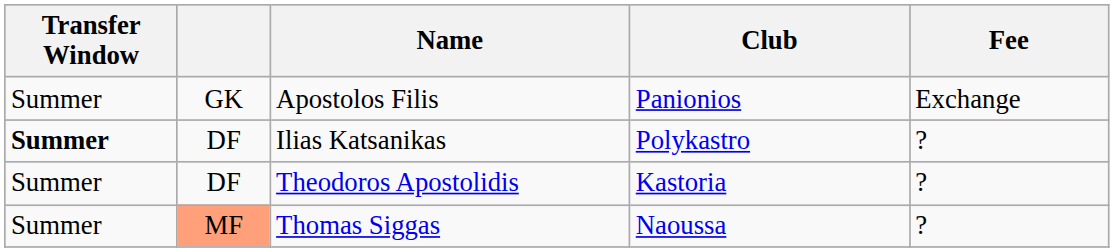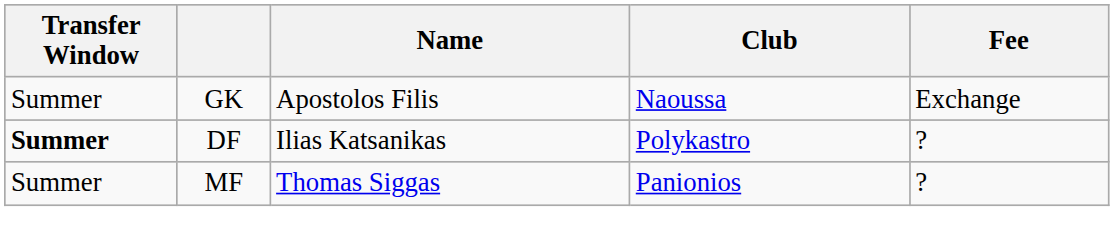(688, 98) Panionios -> (681, 98) Naoussa
- row: (397, 182)
(224, 225) lightsalmon background -> (224, 182) no background
(681, 225) Naoussa -> (688, 182) Panionios
